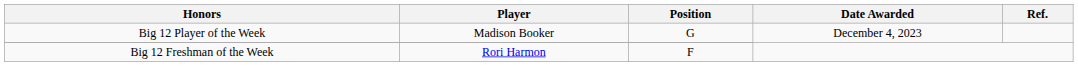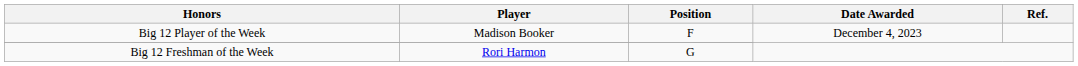(690, 33) G -> (690, 33) F
(690, 52) F -> (690, 52) G
